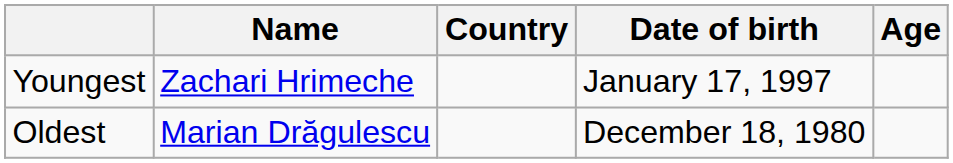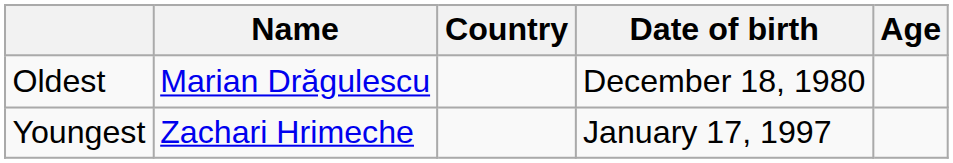rows swapped: (79, 81) <-> (59, 132)
